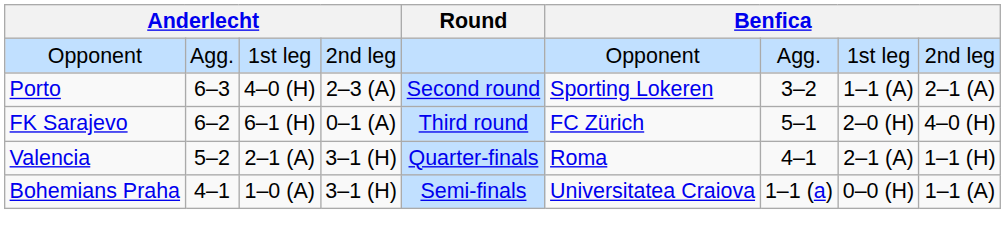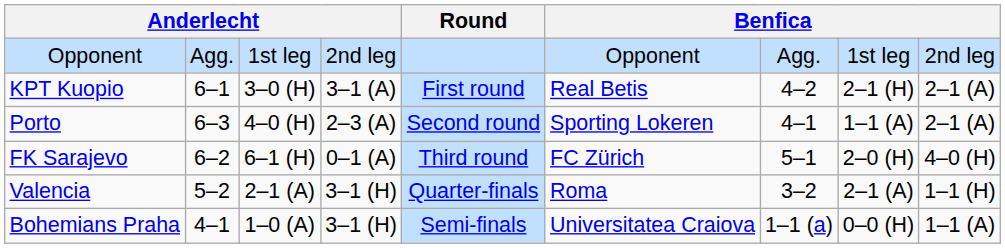+ row: (67, 89)
(799, 89) 3–2 -> (799, 123) 4–1
(799, 157) 4–1 -> (799, 191) 3–2
